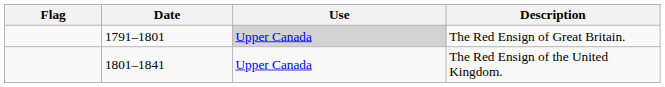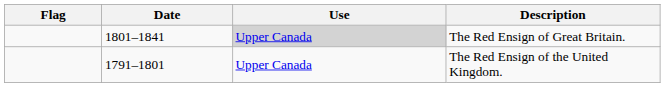(135, 36) 1791–1801 -> (135, 36) 1801–1841
(135, 64) 1801–1841 -> (135, 64) 1791–1801
